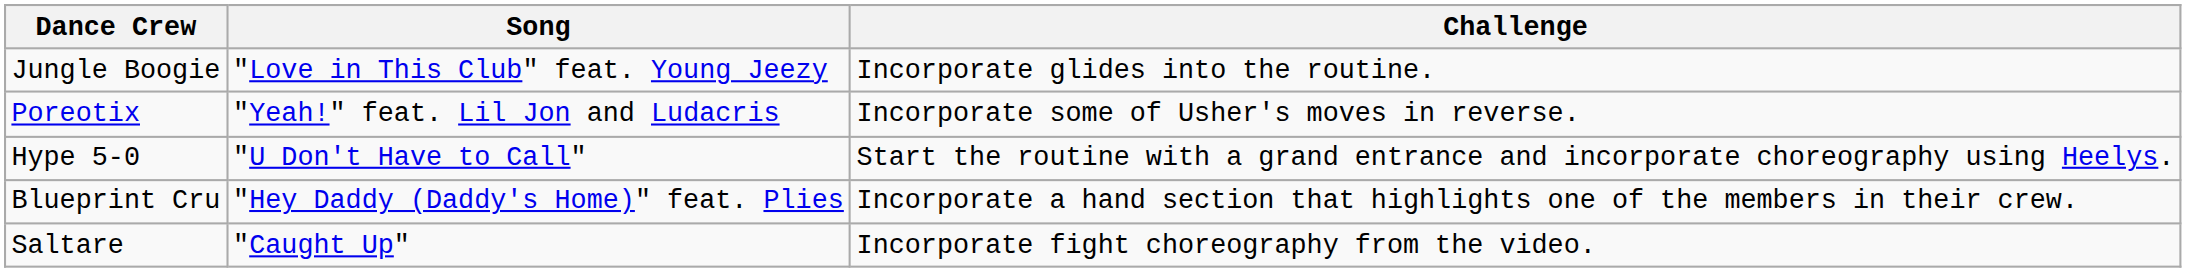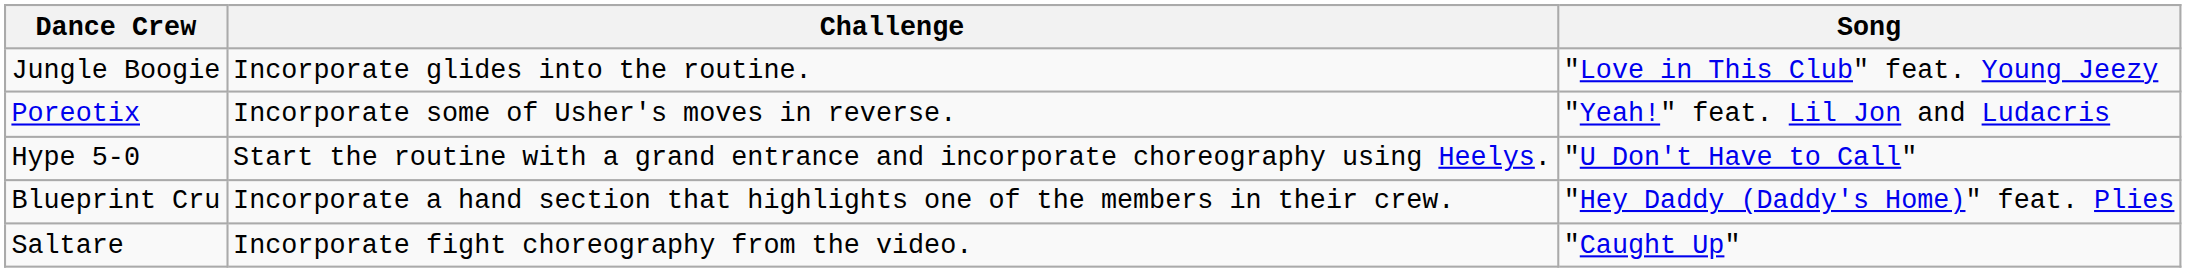columns swapped: (538, 27) <-> (1515, 27)
